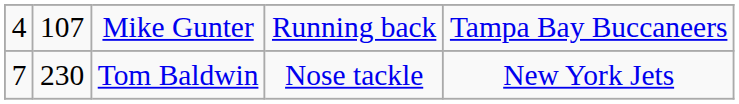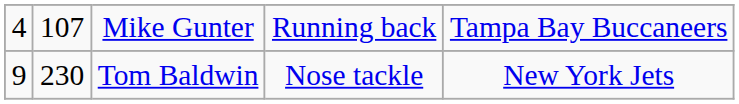(19, 74) 7 -> (19, 74) 9
